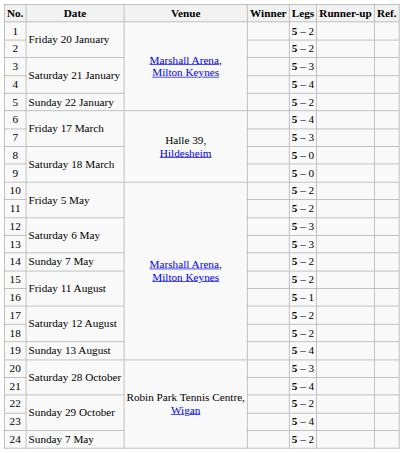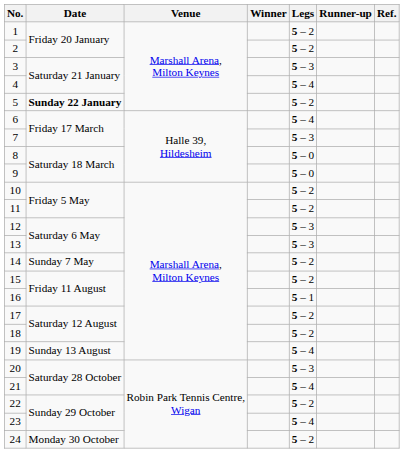(71, 102) normal -> (75, 102) bold
(61, 439) Sunday 7 May -> (74, 439) Monday 30 October
